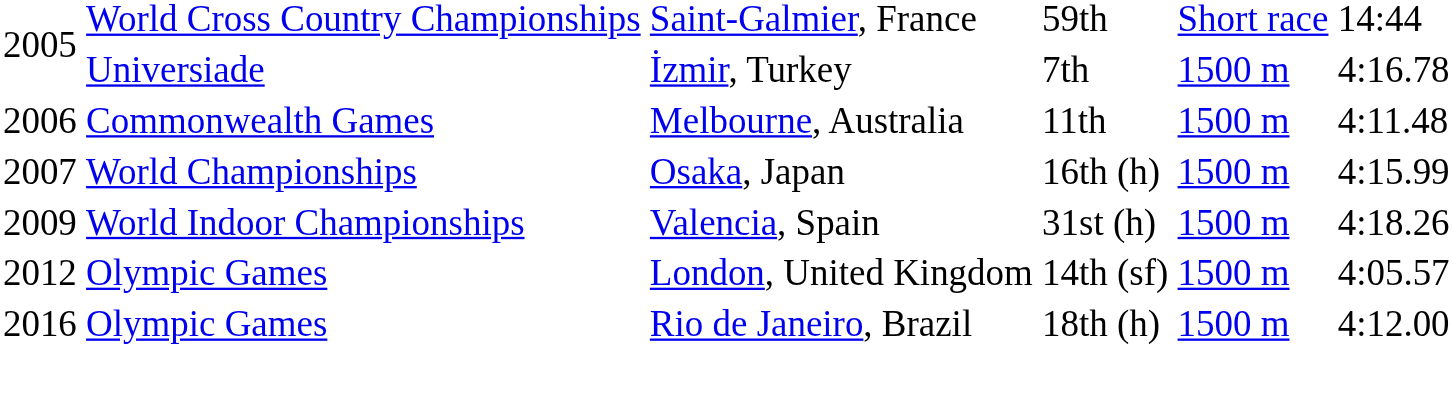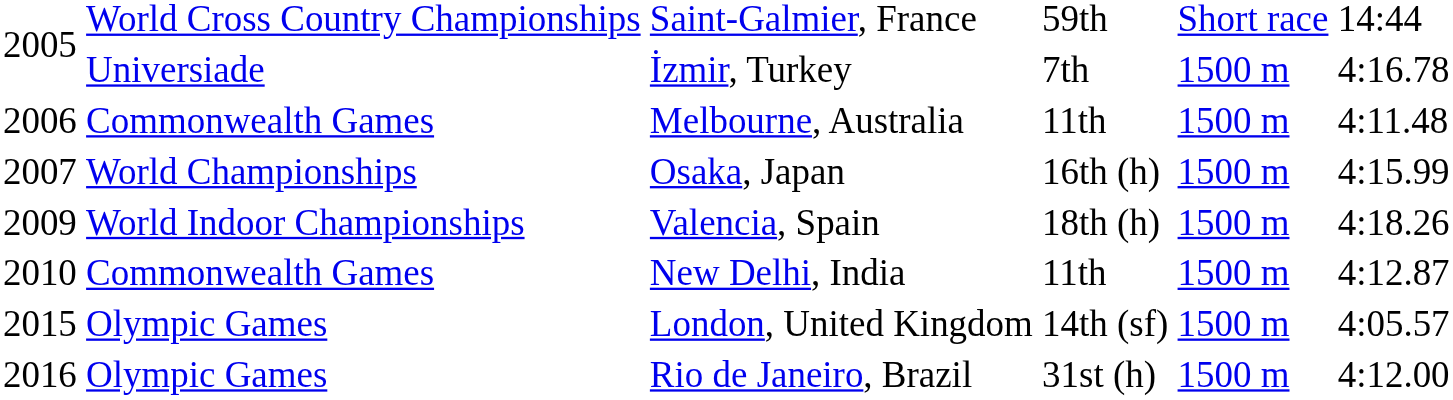(1099, 222) 31st (h) -> (1101, 222) 18th (h)
+ row: (778, 273)
(40, 273) 2012 -> (40, 323) 2015
(1101, 323) 18th (h) -> (1099, 374) 31st (h)
